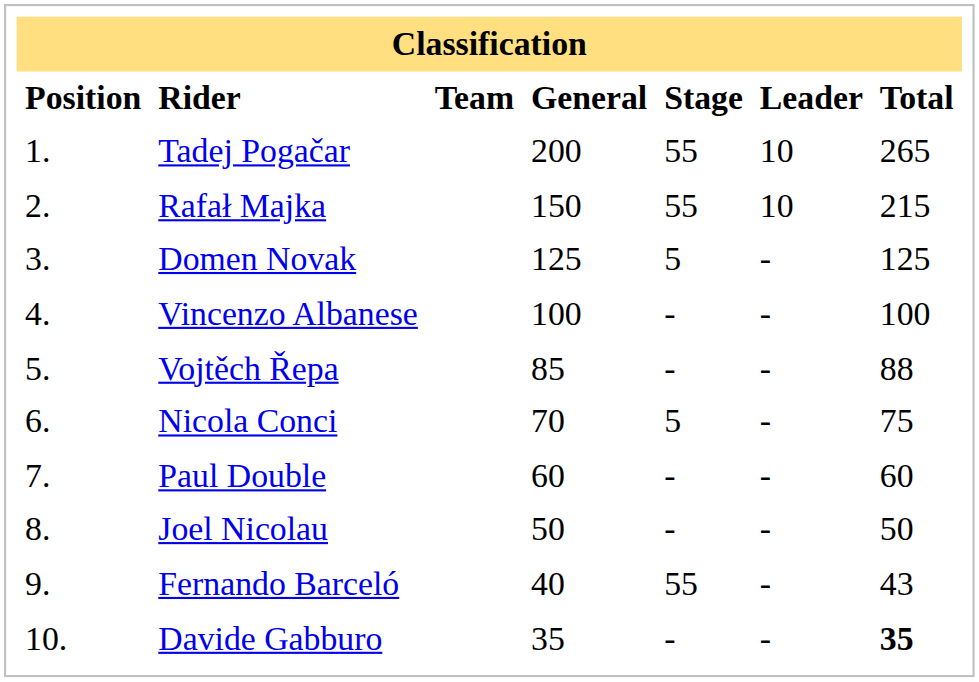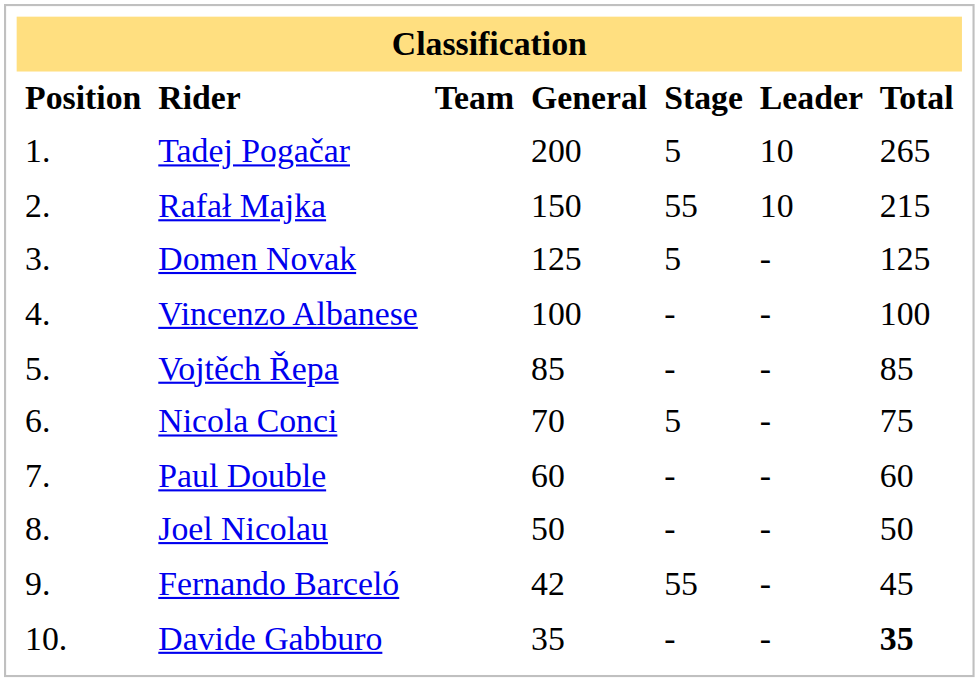(681, 151) 55 -> (673, 151) 5
(897, 367) 88 -> (897, 367) 85
(548, 583) 40 -> (548, 583) 42
(897, 583) 43 -> (897, 583) 45
